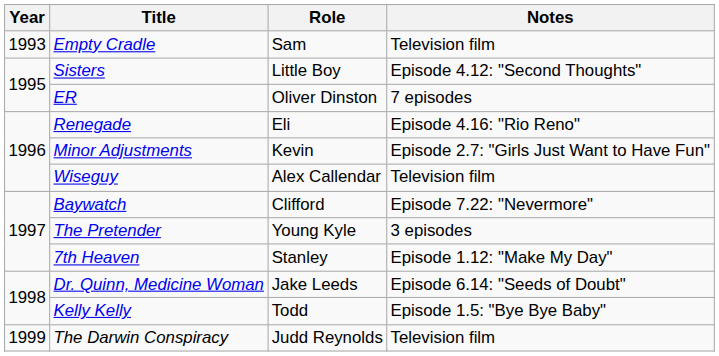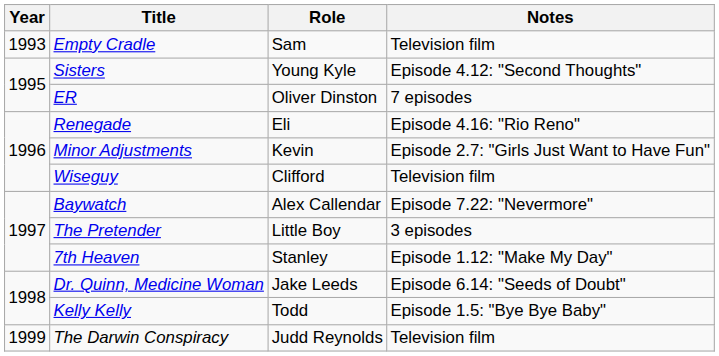(306, 71) Little Boy -> (314, 71) Young Kyle
(326, 177) Alex Callendar -> (298, 177) Clifford
(298, 204) Clifford -> (326, 204) Alex Callendar
(314, 230) Young Kyle -> (306, 230) Little Boy
